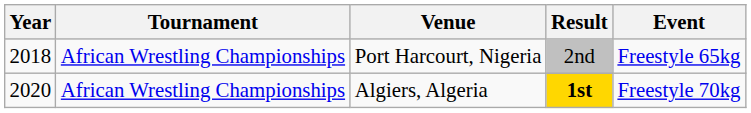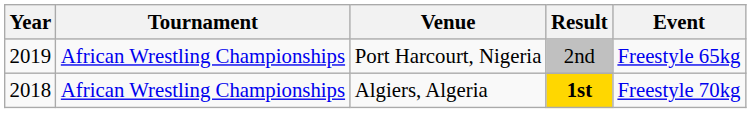(30, 56) 2018 -> (30, 56) 2019
(30, 90) 2020 -> (30, 90) 2018
